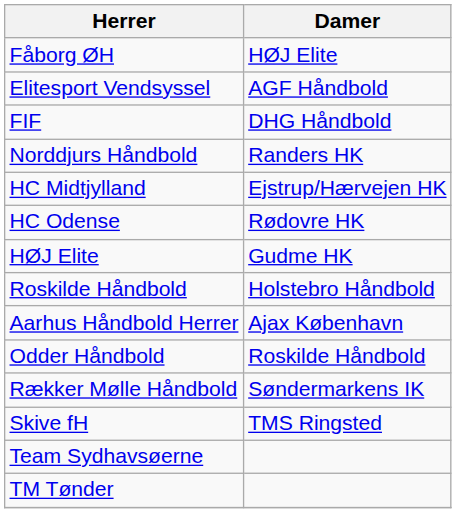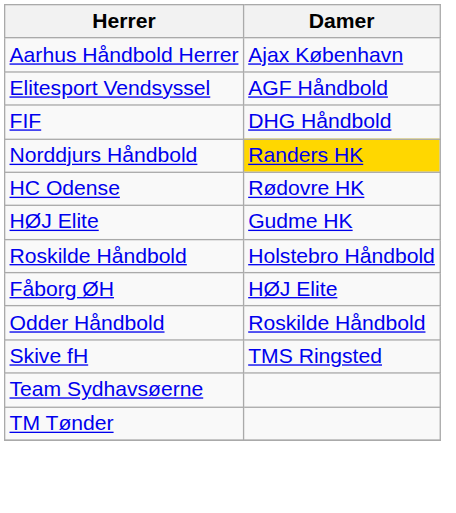rows swapped: (124, 322) <-> (62, 54)
(306, 155) no background -> (306, 155) gold background
- row: (78, 188)
- row: (123, 389)
